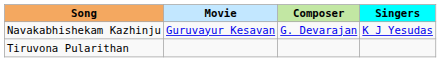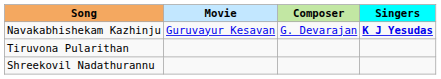(398, 30) normal -> (398, 30) bold
+ row: (81, 65)
